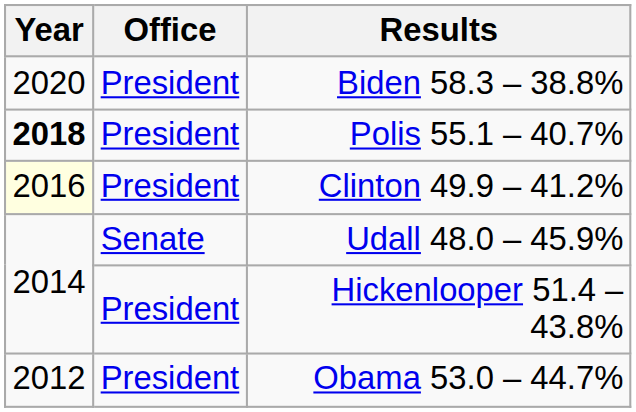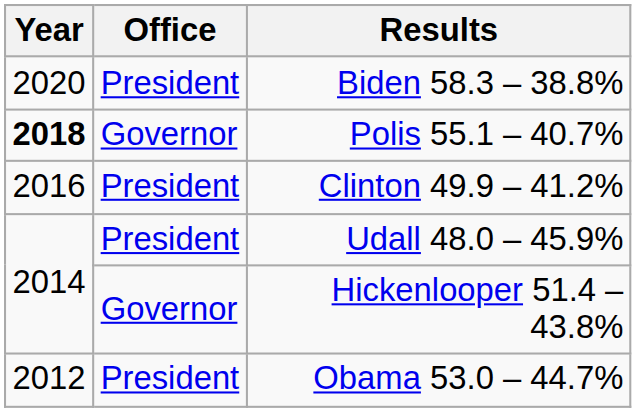(170, 134) President -> (169, 134) Governor
(49, 186) lightyellow background -> (49, 186) no background
(153, 238) Senate -> (170, 238) President
(170, 309) President -> (169, 309) Governor
